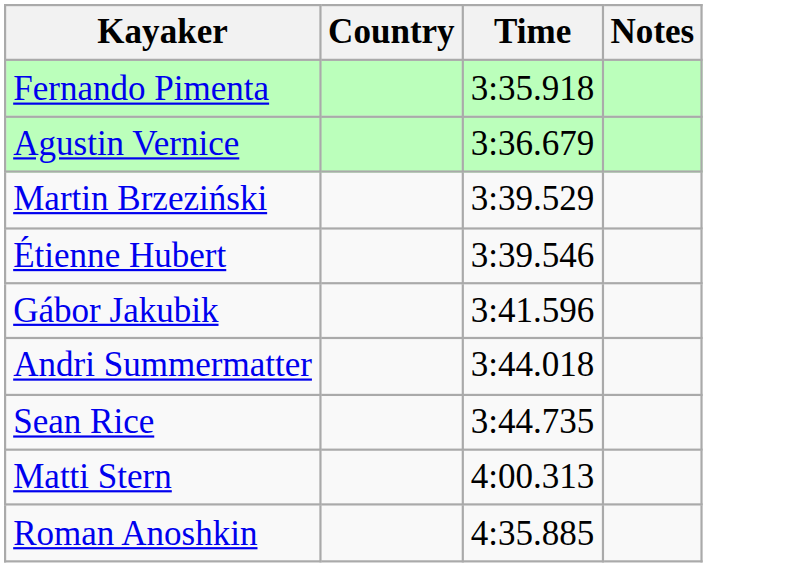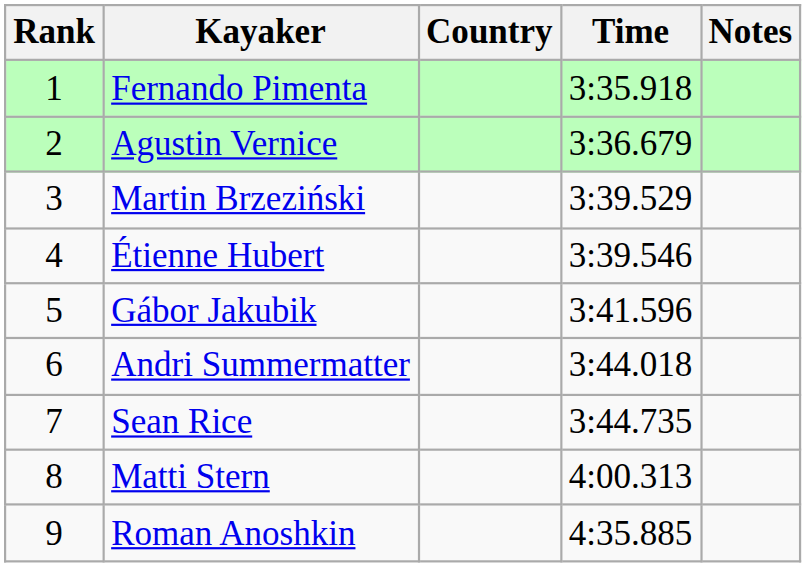+ column: (54, 32)
